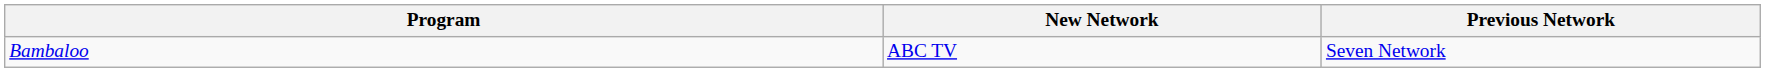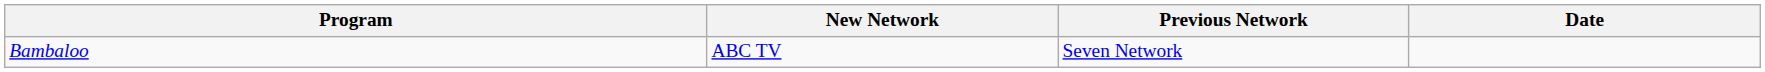+ column: (1585, 20)
